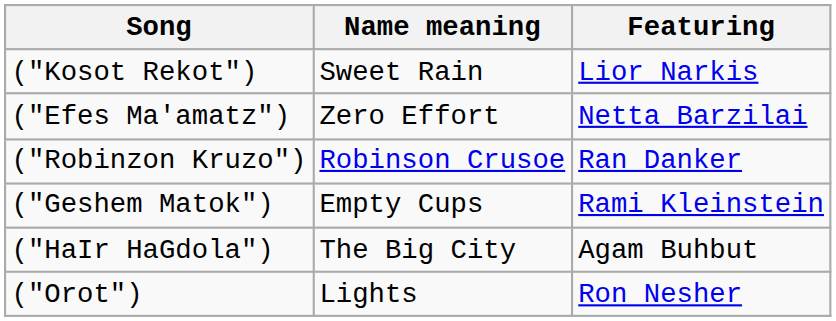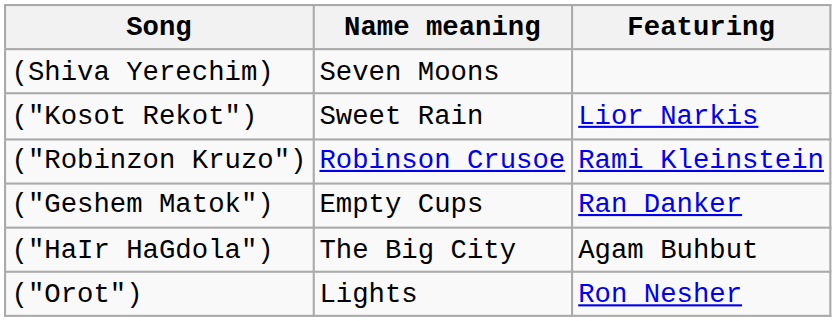+ row: (143, 72)
- row: (151, 116)
(660, 161) Ran Danker -> (701, 161) Rami Kleinstein
(701, 205) Rami Kleinstein -> (660, 205) Ran Danker
